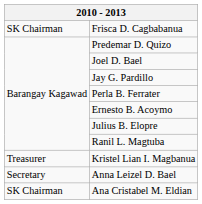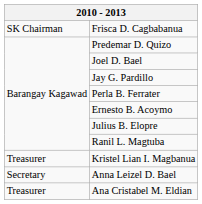(35, 191) SK Chairman -> (26, 191) Treasurer
